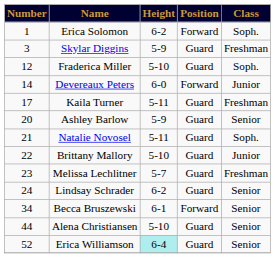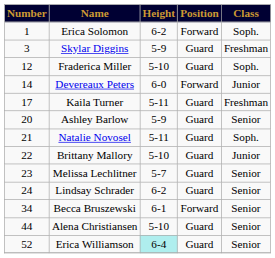(246, 173) Freshman -> (246, 173) Senior
